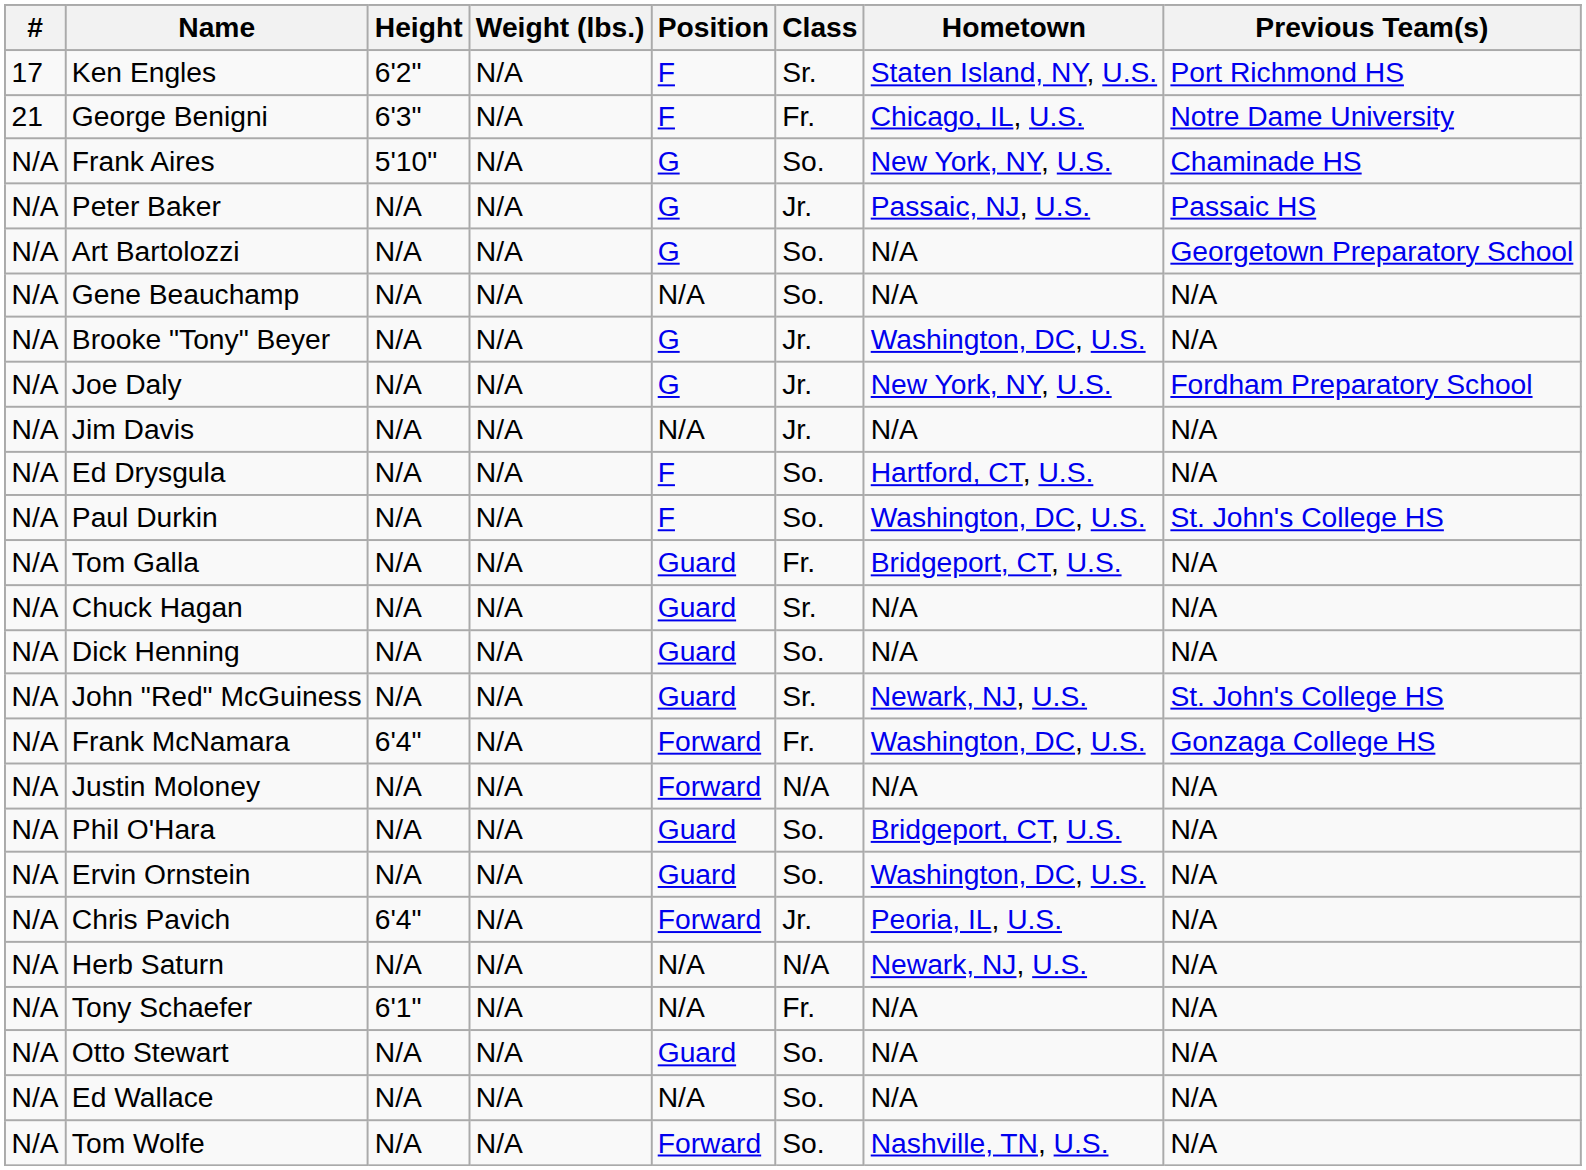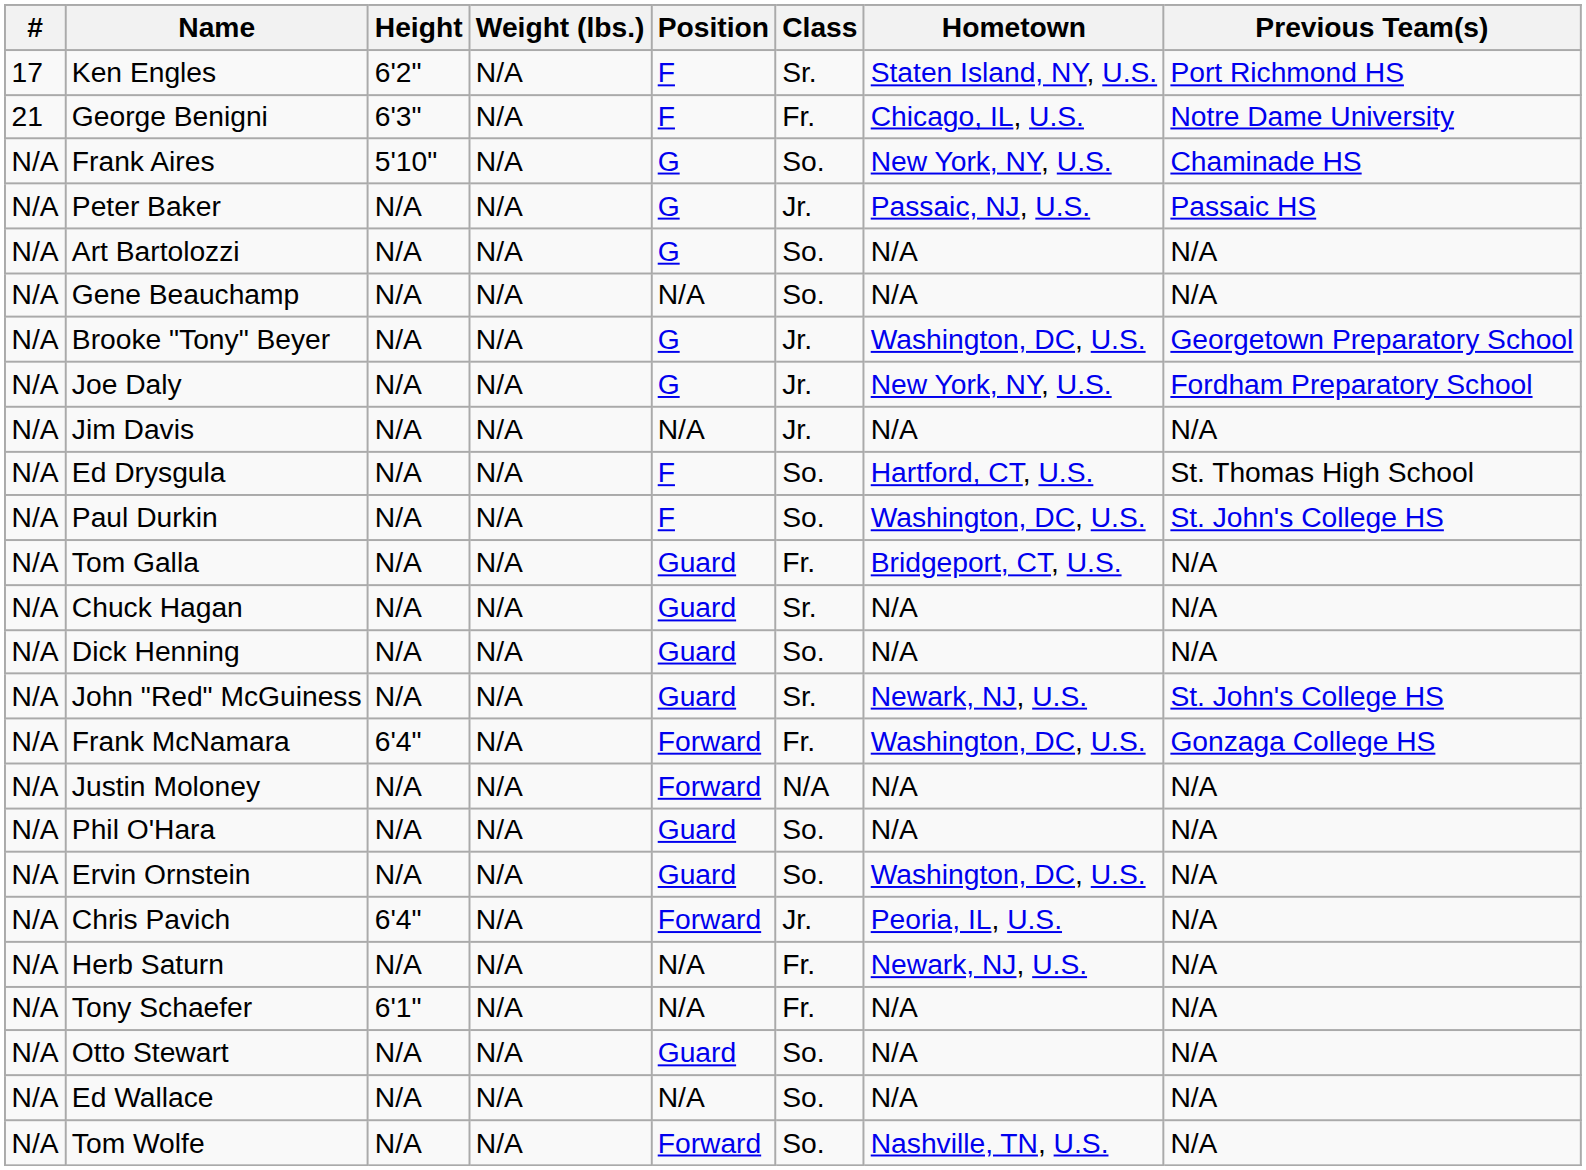(1372, 251) Georgetown Preparatory School -> (1194, 251) N/A
(1194, 340) N/A -> (1372, 340) Georgetown Preparatory School
(1194, 474) N/A -> (1322, 474) St. Thomas High School
(996, 830) Bridgeport, CT, U.S. -> (894, 830) N/A
(806, 964) N/A -> (799, 964) Fr.
